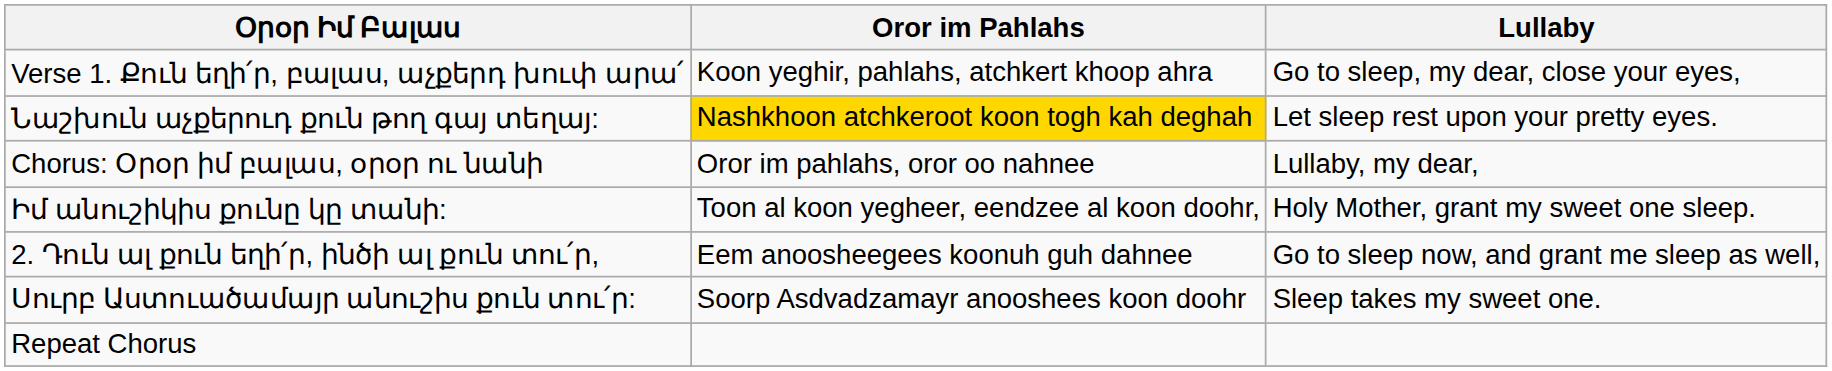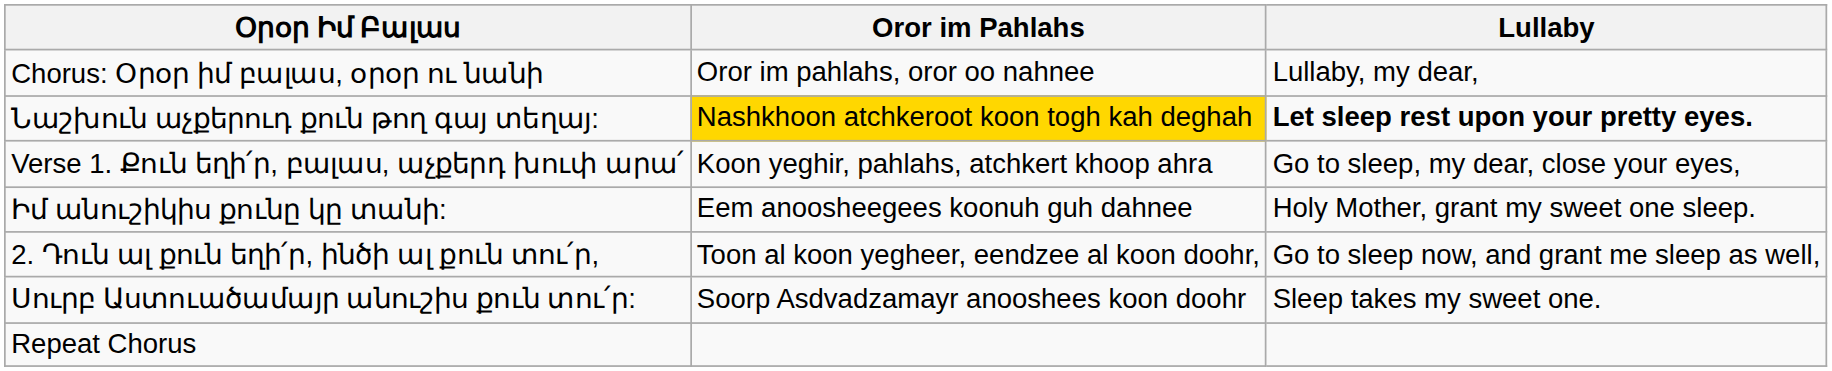rows swapped: (348, 73) <-> (277, 164)
(1495, 117) normal -> (1513, 117) bold
(978, 208) Toon al koon yegheer, eendzee al koon doohr, -> (945, 208) Eem anoosheegees koonuh guh dahnee
(945, 254) Eem anoosheegees koonuh guh dahnee -> (978, 254) Toon al koon yegheer, eendzee al koon doohr,
